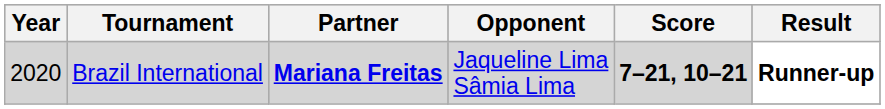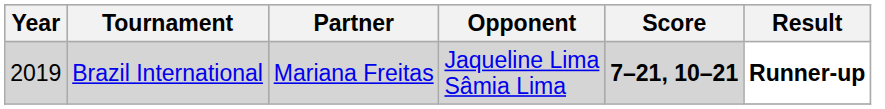(36, 73) 2020 -> (36, 73) 2019
(358, 73) bold -> (354, 73) normal
